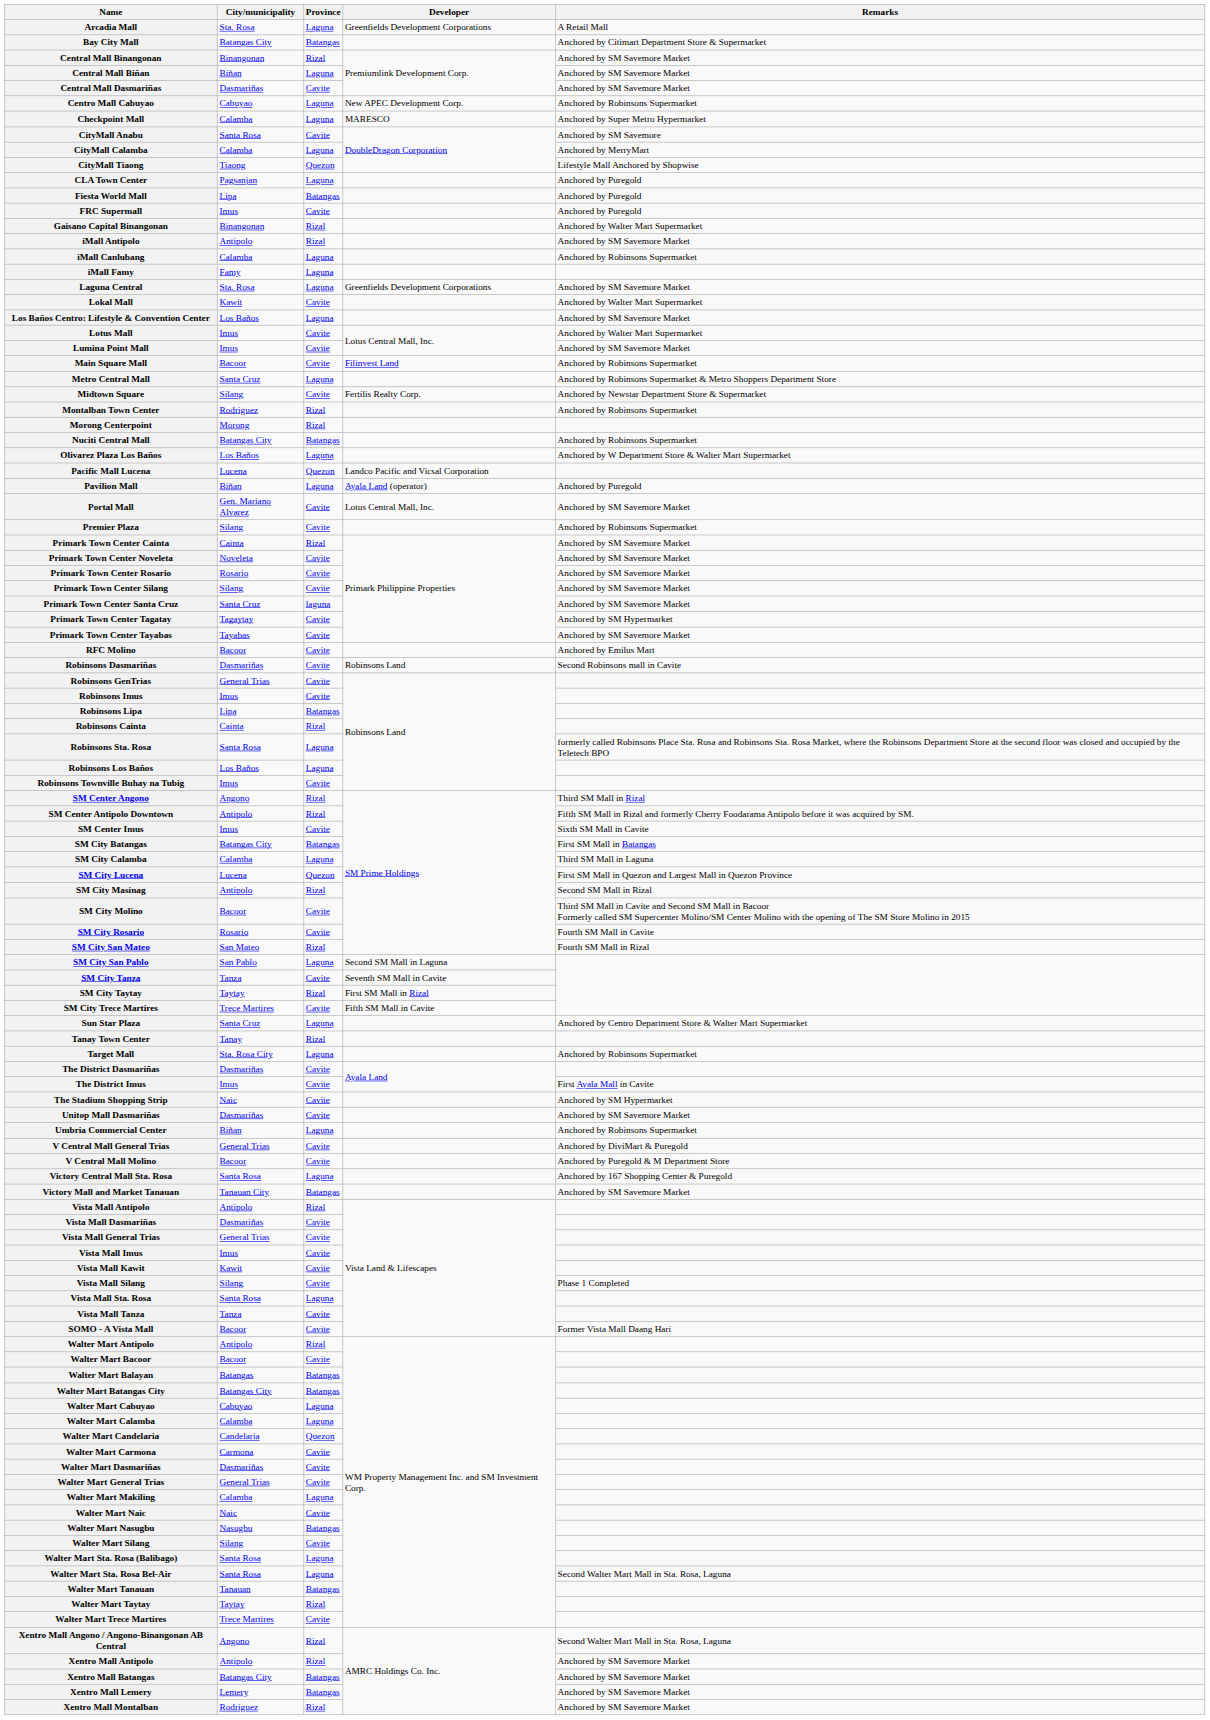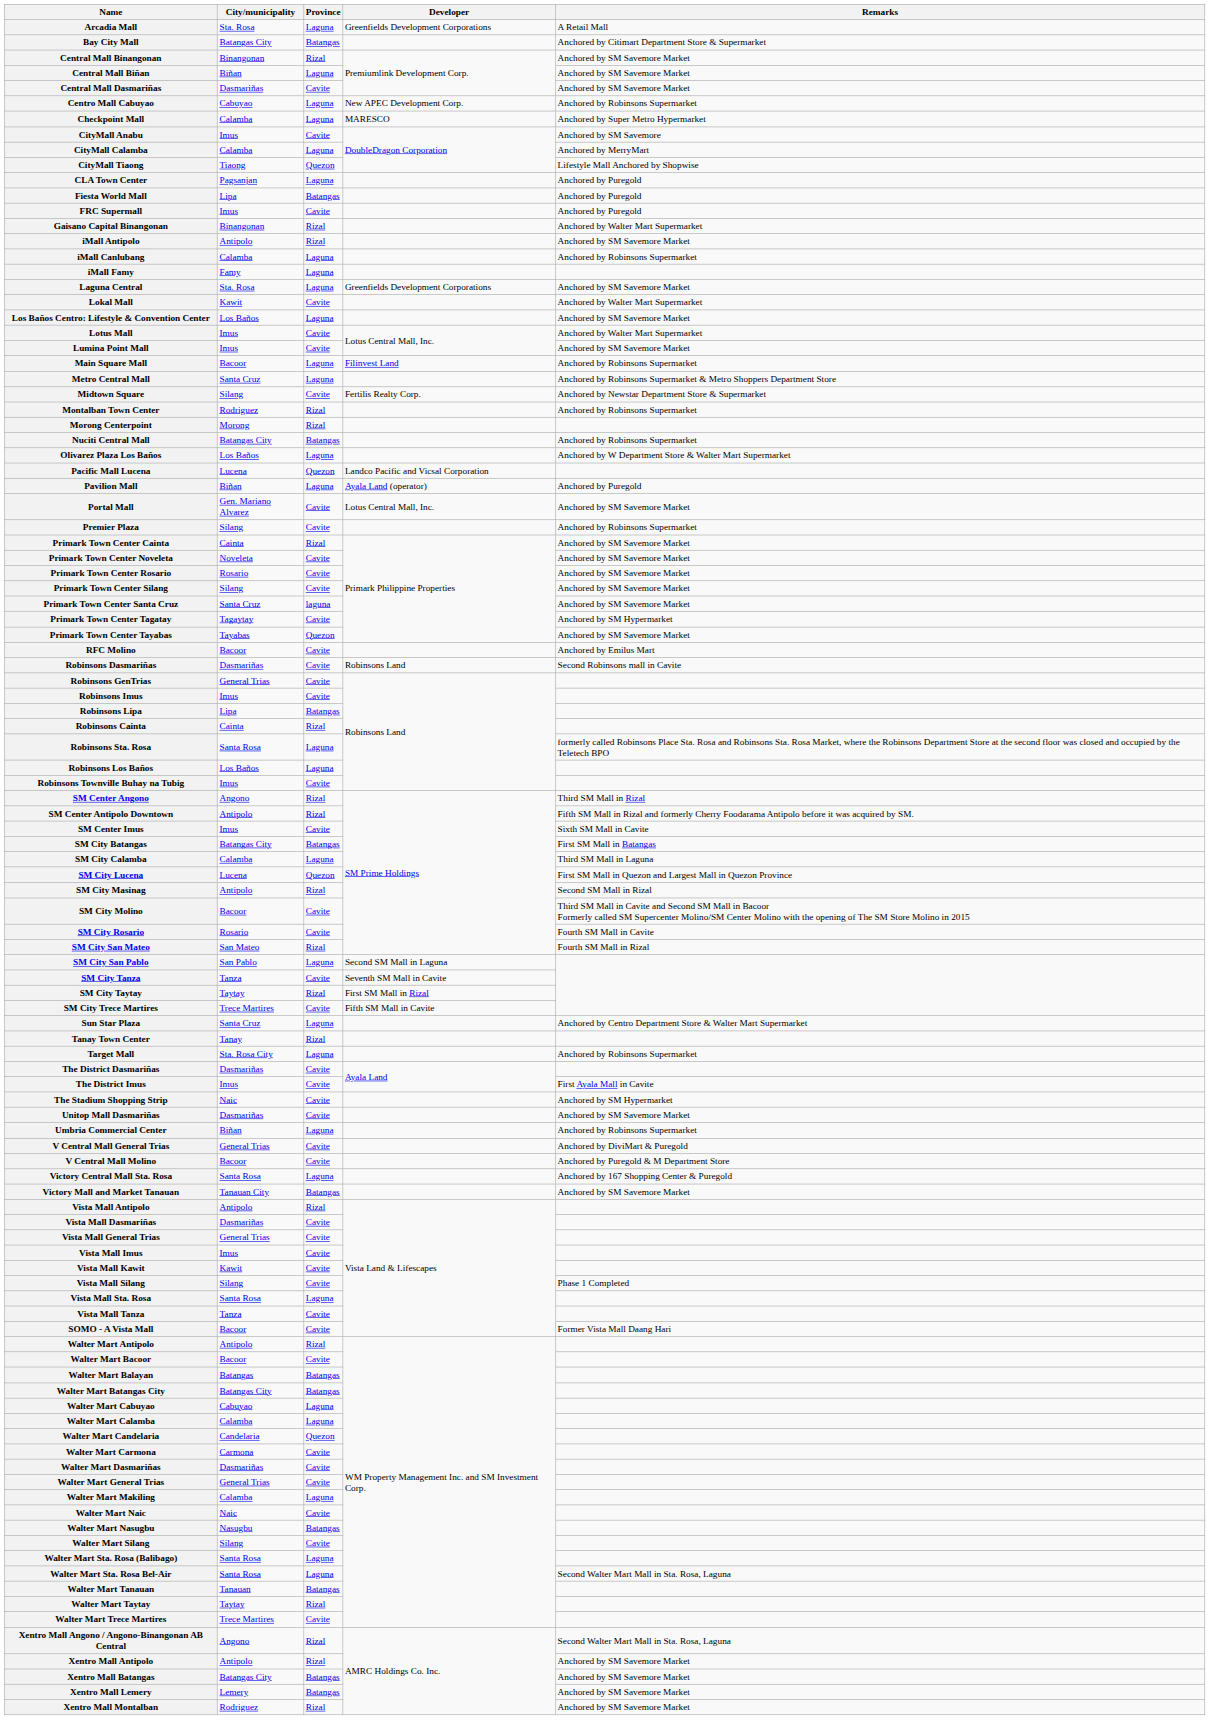(240, 134) Santa Rosa -> (229, 134) Imus
(318, 363) Cavite -> (320, 363) Laguna
(318, 634) Cavite -> (320, 634) Quezon
